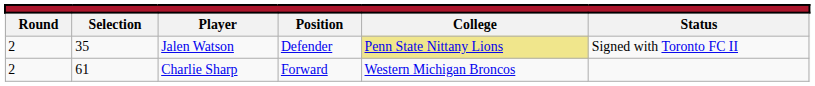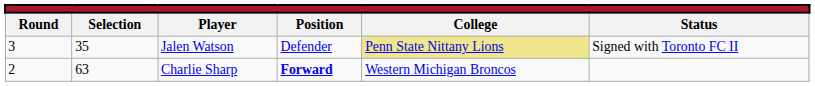(12, 47) 2 -> (12, 47) 3
(82, 70) 61 -> (82, 70) 63
(304, 70) normal -> (307, 70) bold
